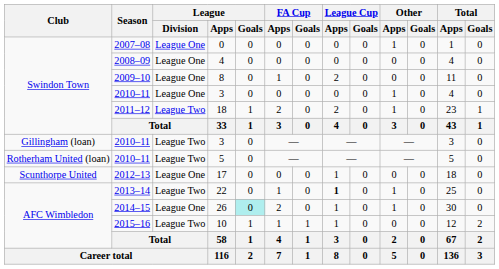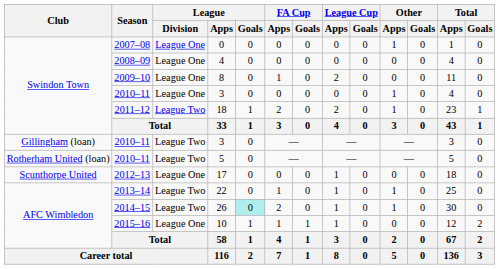(336, 191) bold -> (336, 191) normal
(180, 207) League One -> (180, 207) League Two
(180, 223) League Two -> (180, 223) League One
